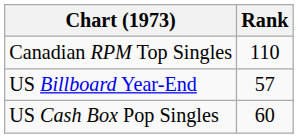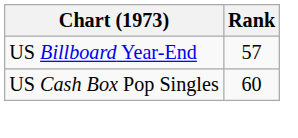- row: (121, 52)
